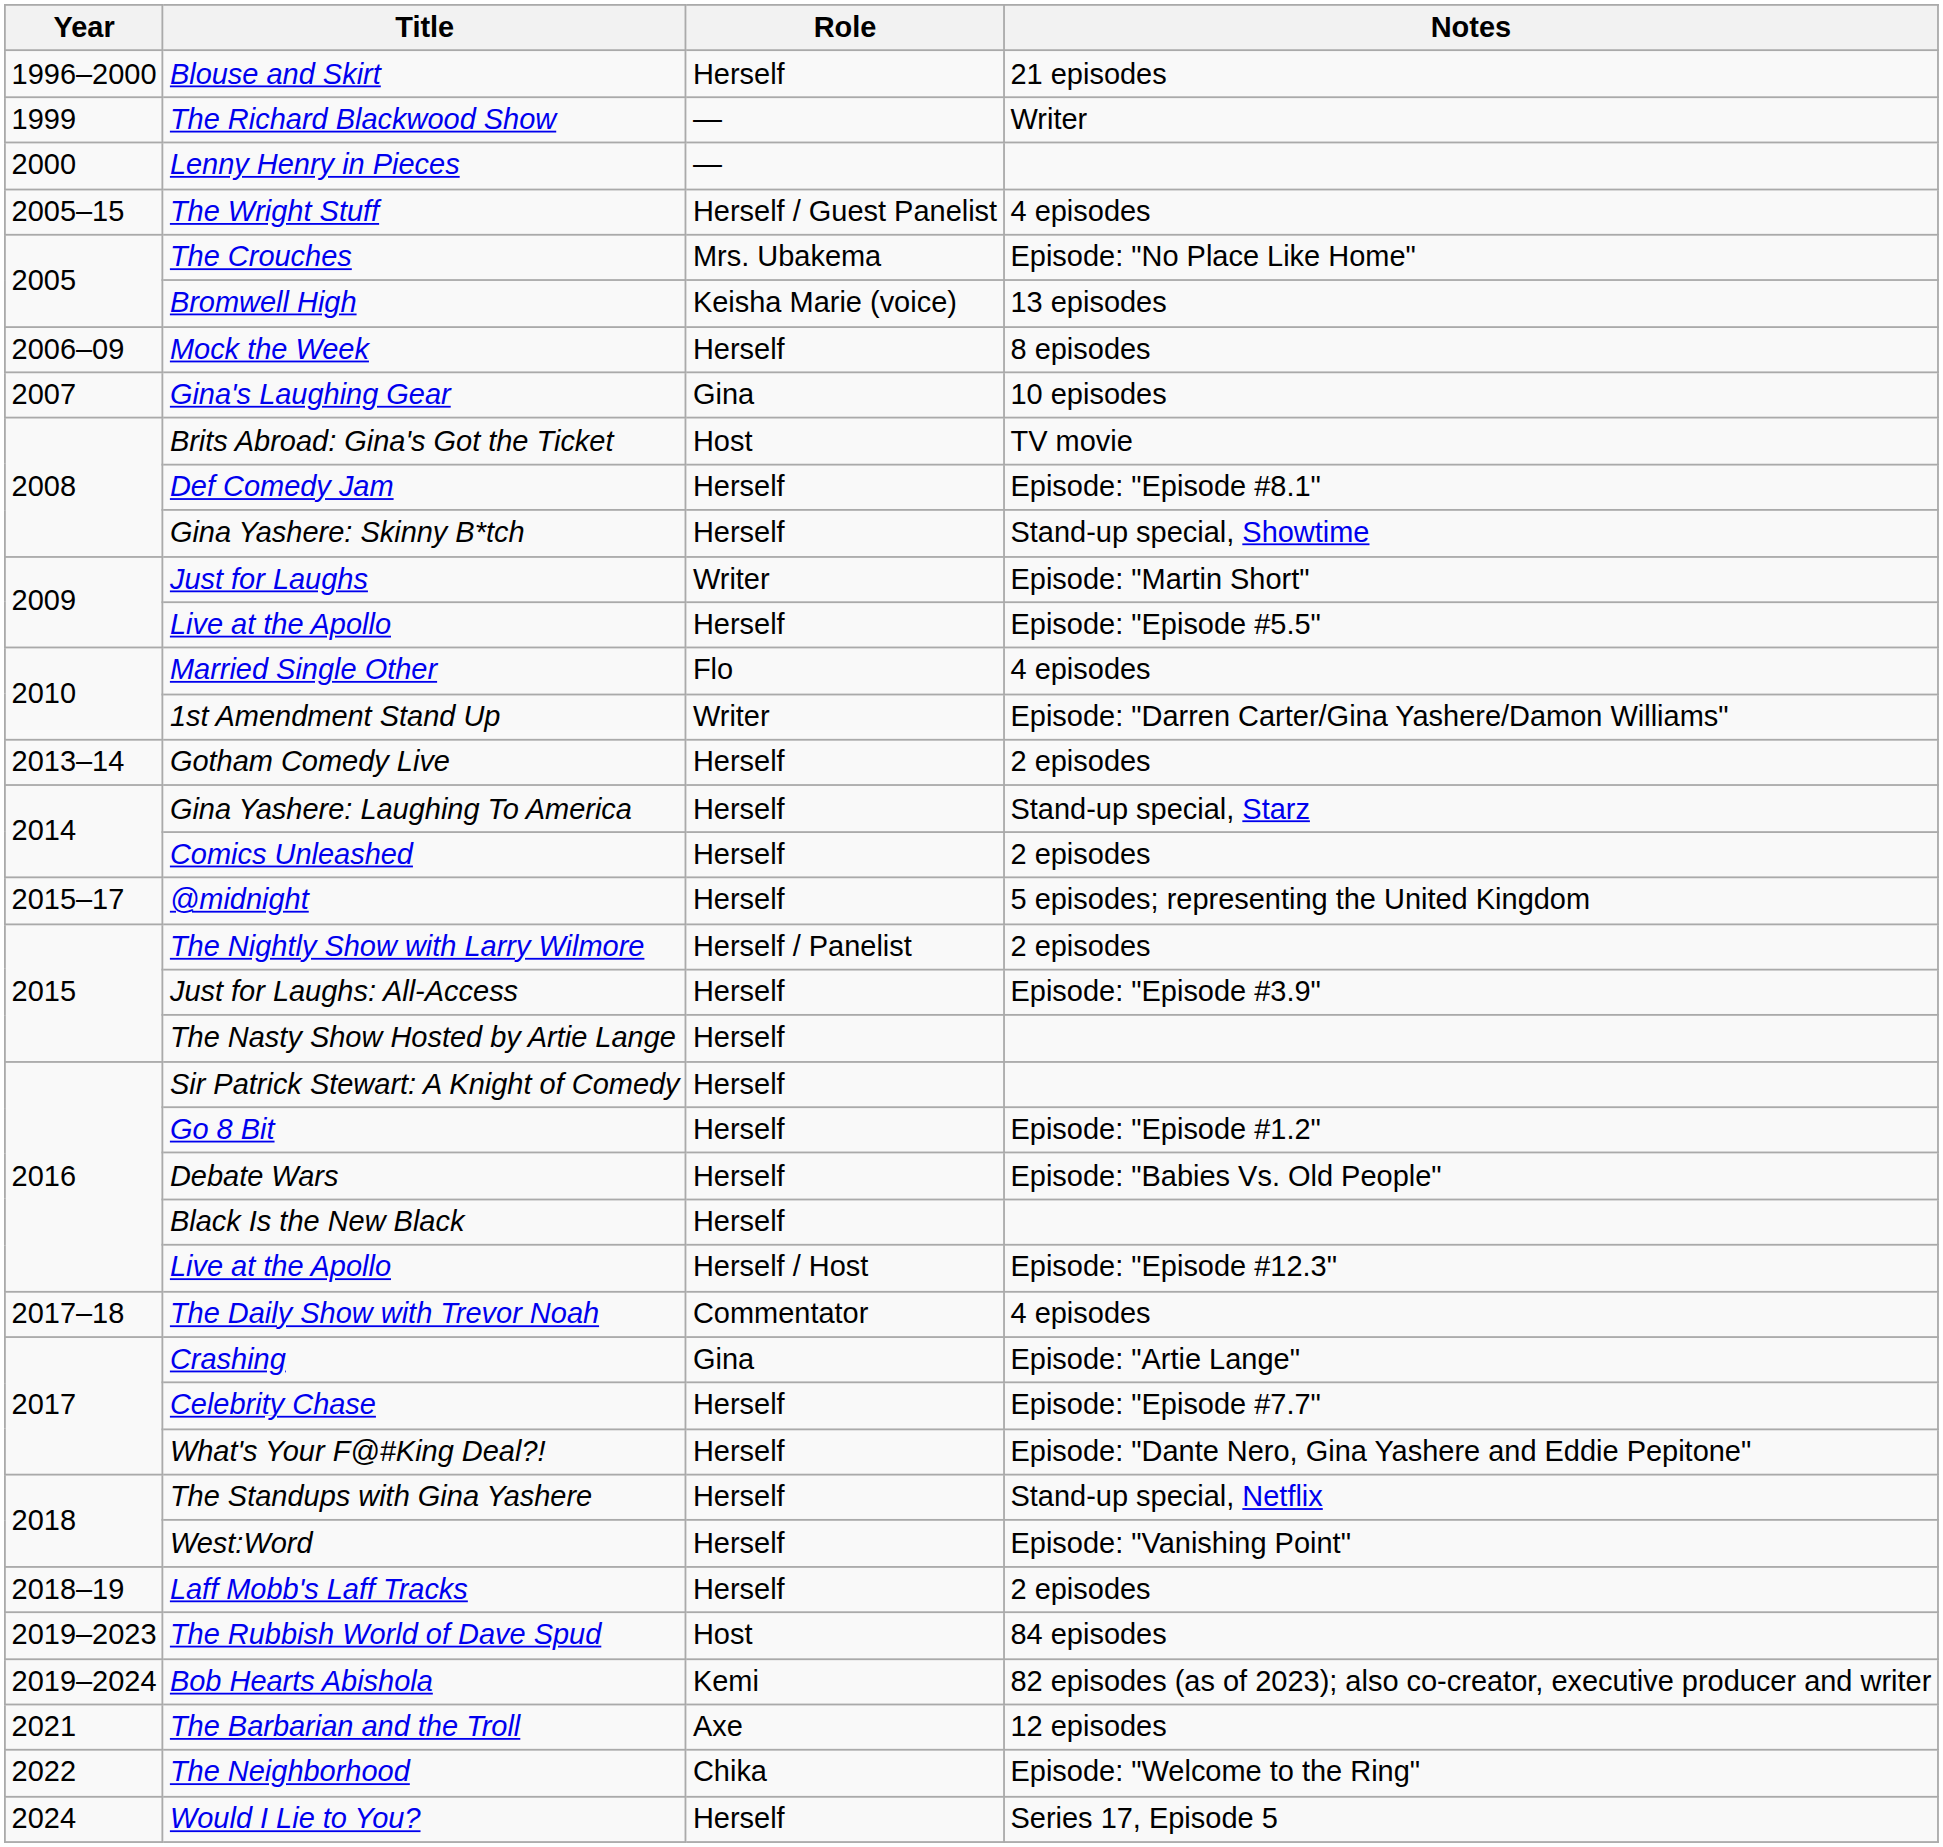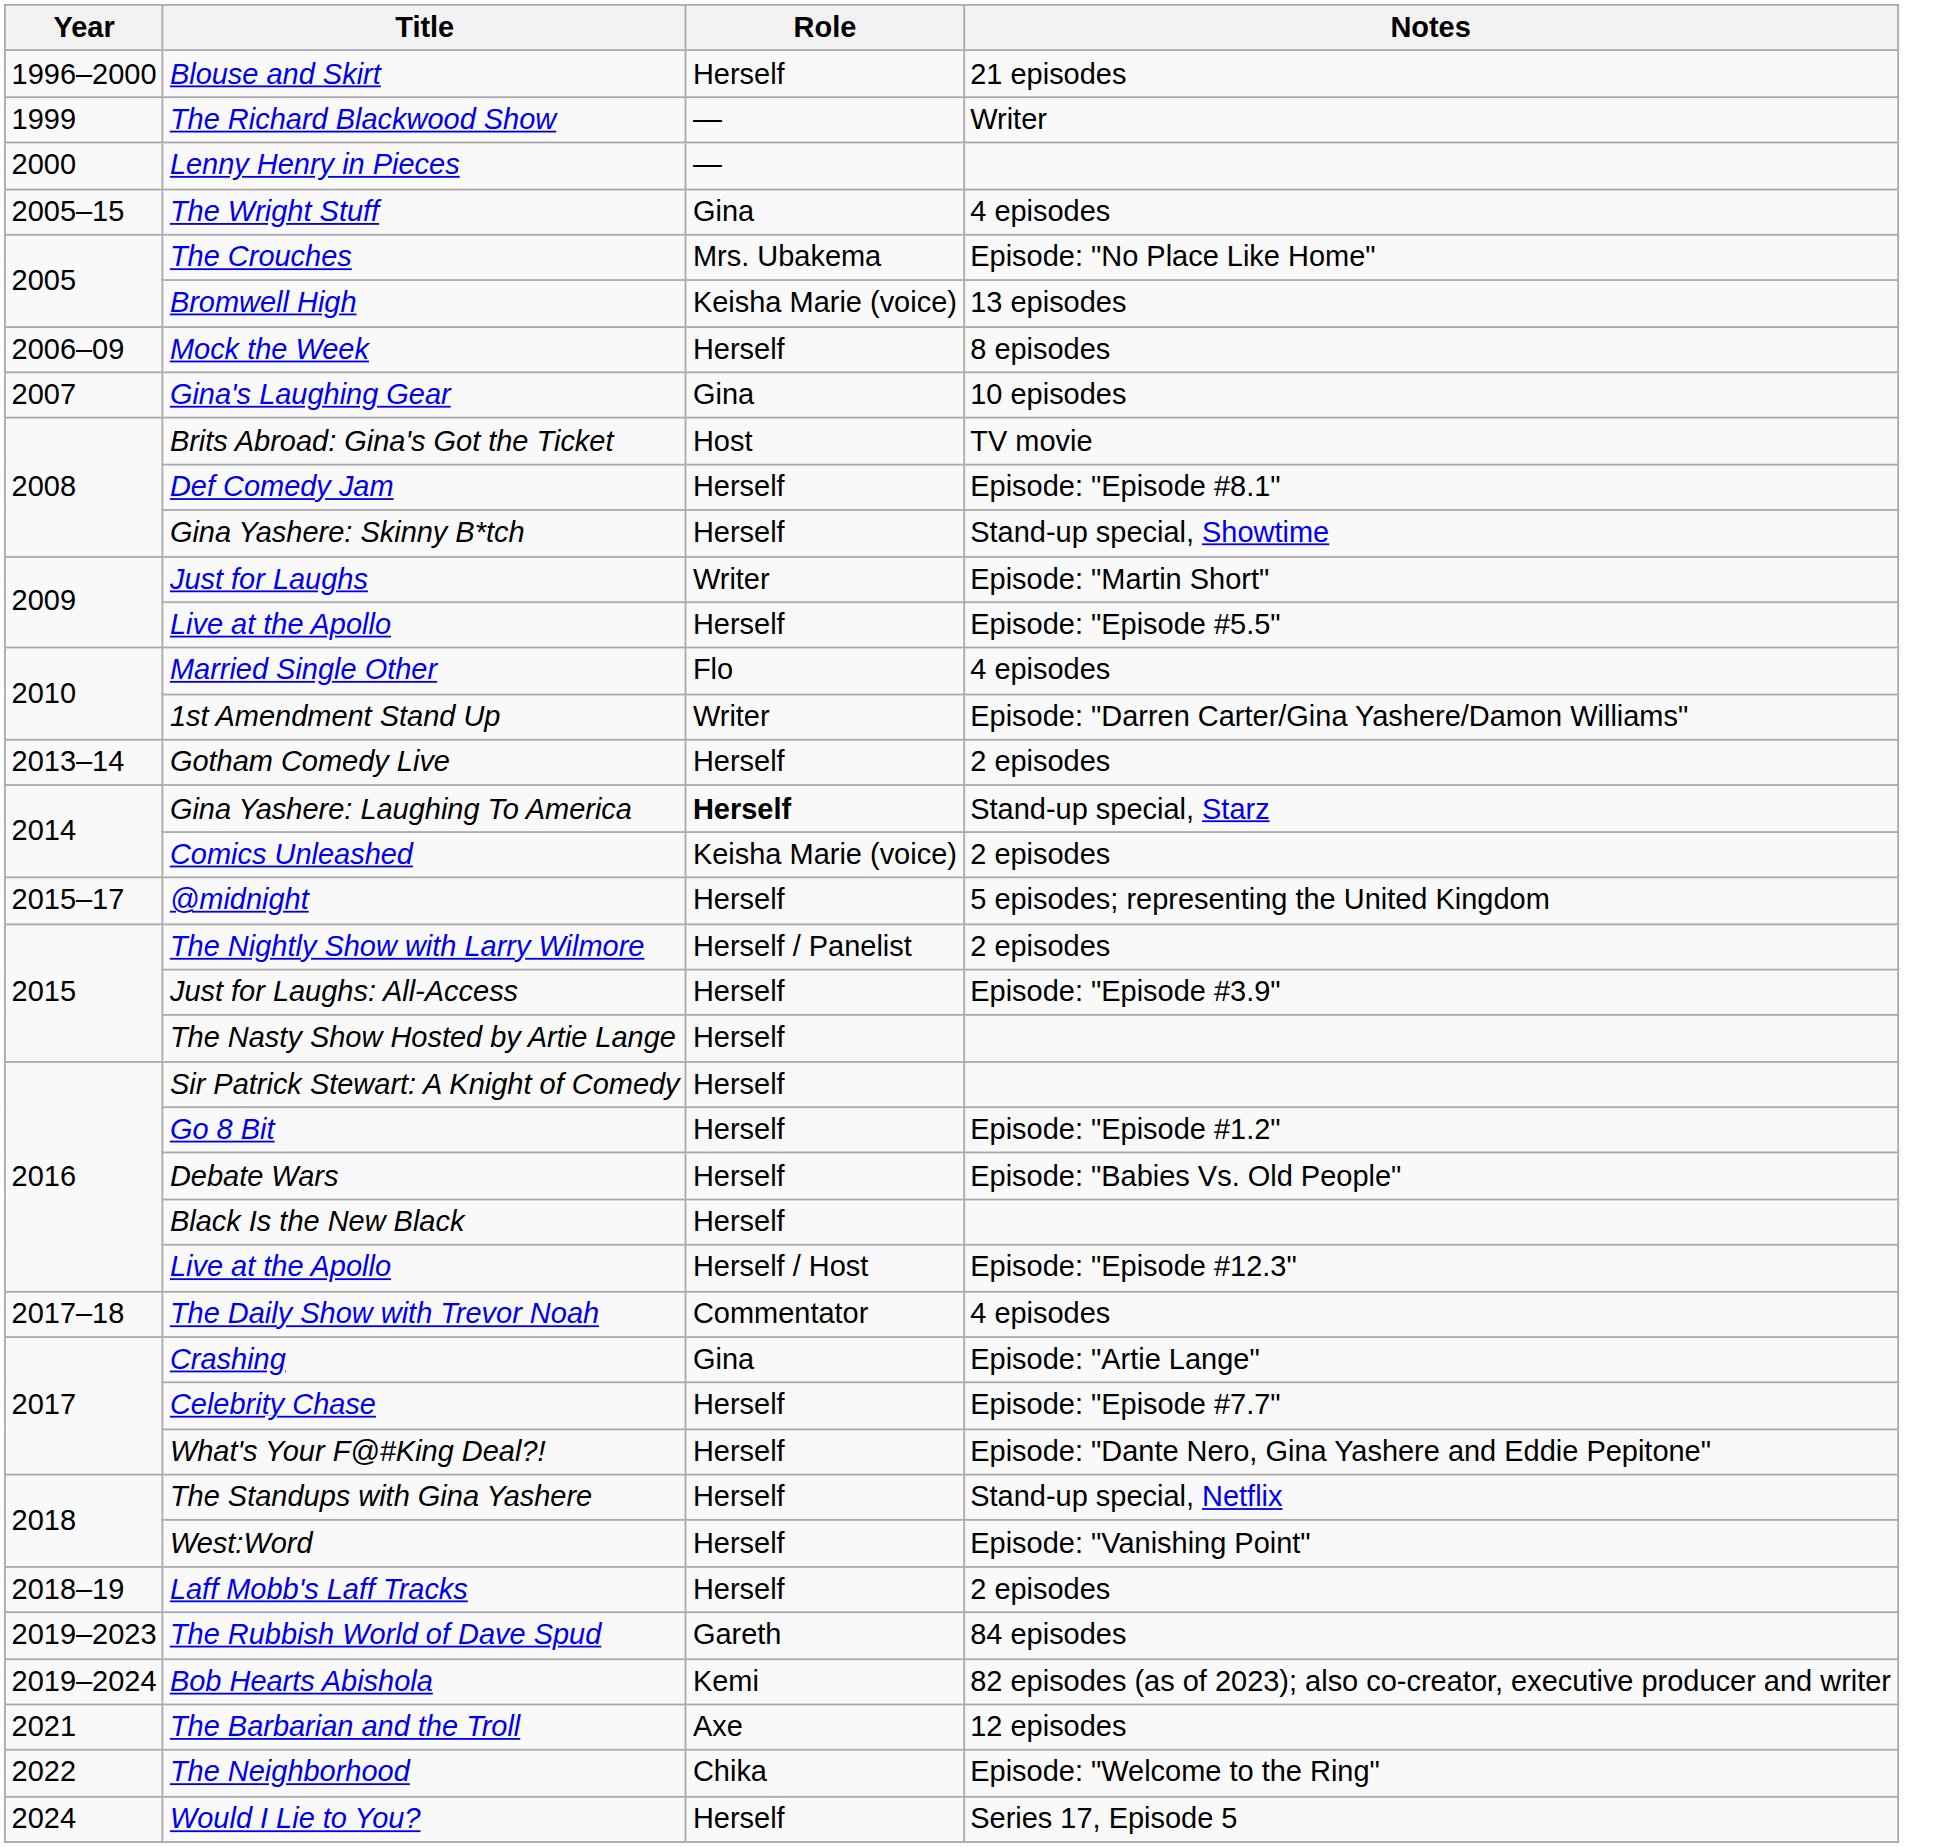(845, 211) Herself / Guest Panelist -> (724, 211) Gina
(739, 808) normal -> (742, 808) bold
(739, 854) Herself -> (825, 854) Keisha Marie (voice)
(723, 1634) Host -> (737, 1634) Gareth
